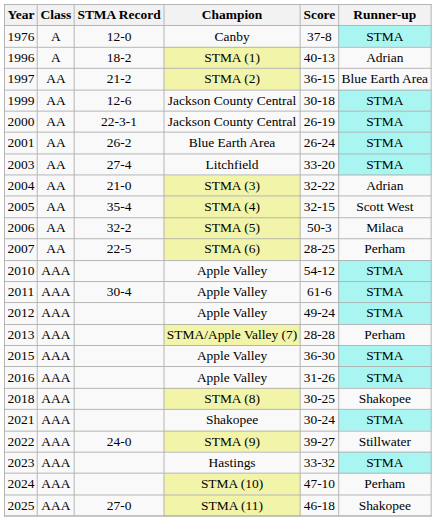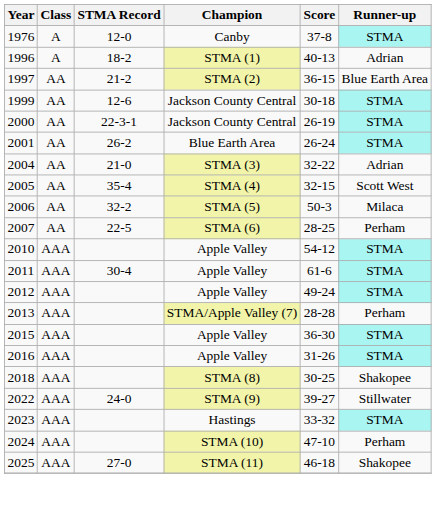- row: (21, 164)
- row: (21, 420)
